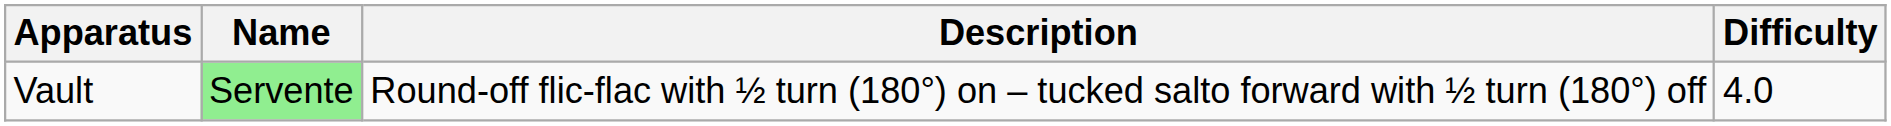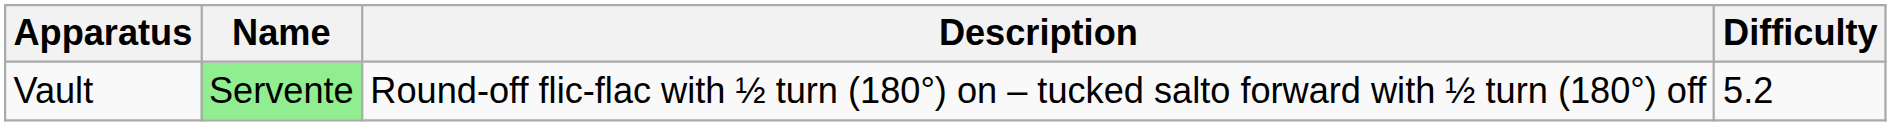(1748, 90) 4.0 -> (1748, 90) 5.2
